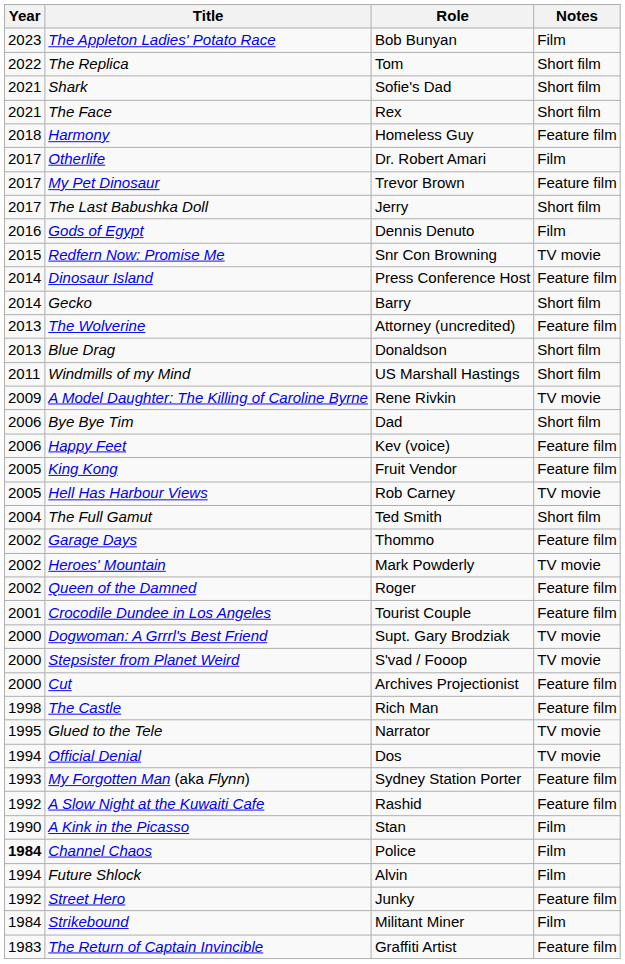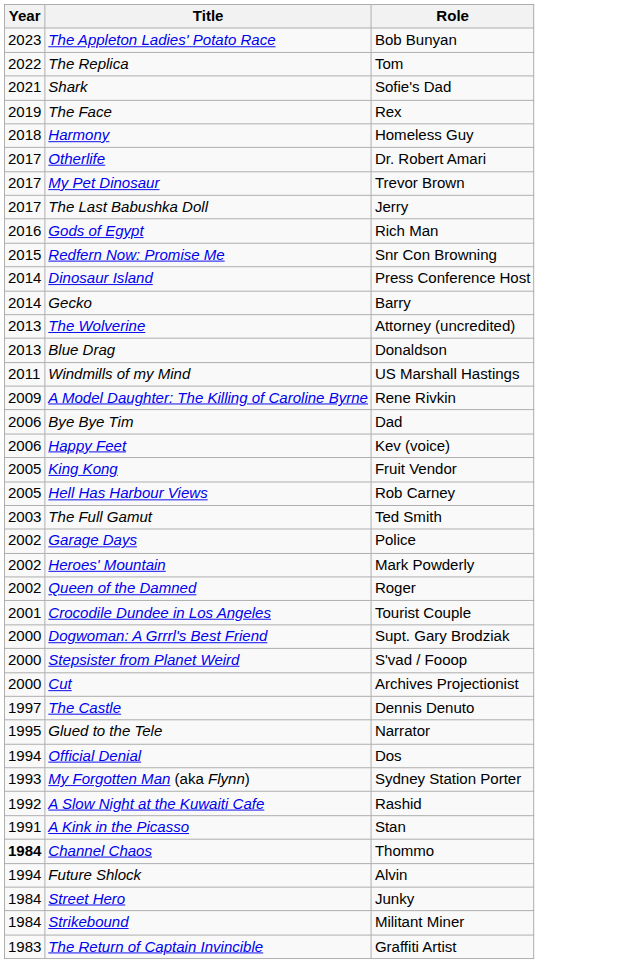- column: (577, 16)
(25, 111) 2021 -> (25, 111) 2019
(425, 231) Dennis Denuto -> (407, 231) Rich Man
(25, 517) 2004 -> (25, 517) 2003
(405, 541) Thommo -> (395, 541) Police
(25, 708) 1998 -> (25, 708) 1997
(407, 708) Rich Man -> (425, 708) Dennis Denuto
(25, 827) 1990 -> (25, 827) 1991
(395, 851) Police -> (405, 851) Thommo
(25, 898) 1992 -> (25, 898) 1984
